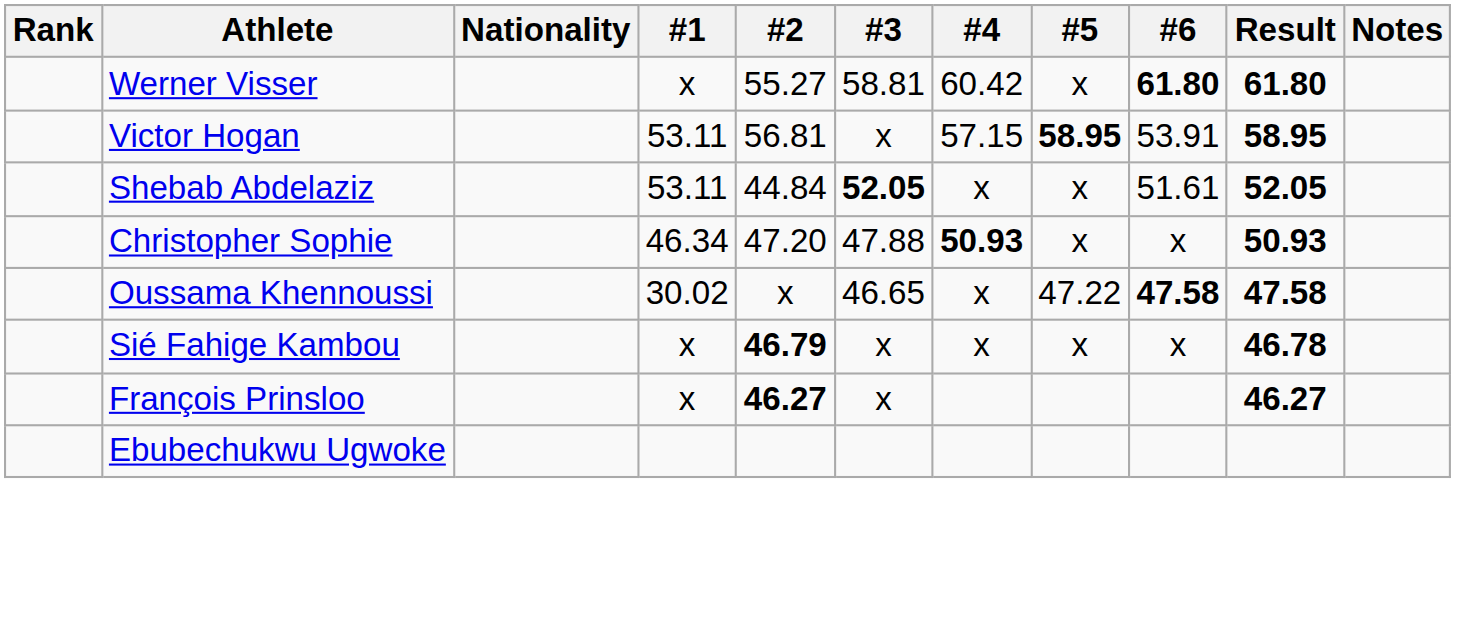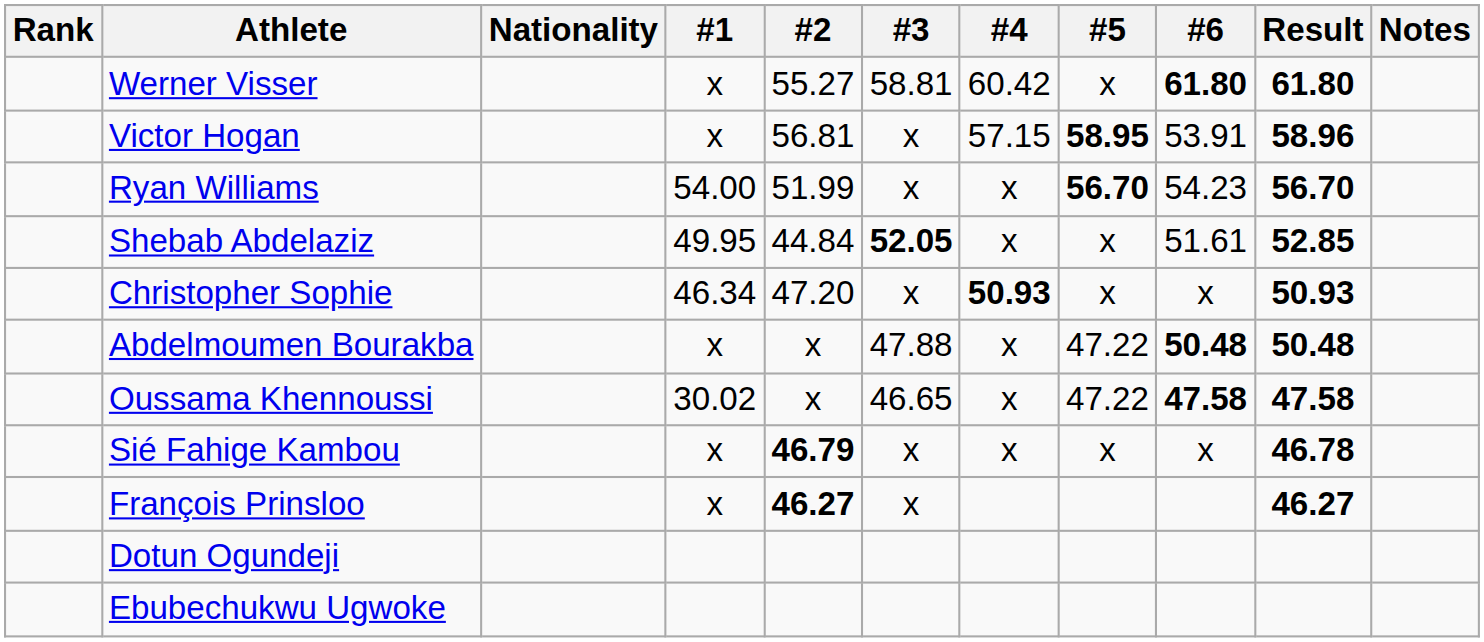(687, 135) 53.11 -> (715, 135) x
(1285, 135) 58.95 -> (1313, 135) 58.96
+ row: (214, 188)
(687, 188) 53.11 -> (715, 240) 49.95
(1285, 188) 52.05 -> (1313, 240) 52.85
(883, 240) 47.88 -> (911, 293) x
+ row: (291, 345)
+ row: (224, 556)
